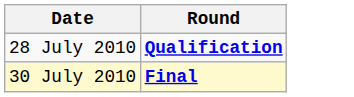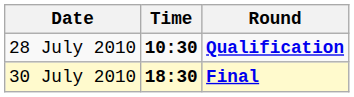+ column: (171, 19)
